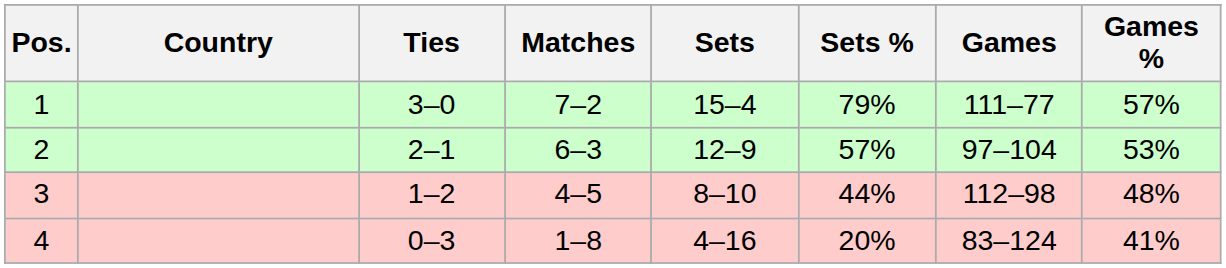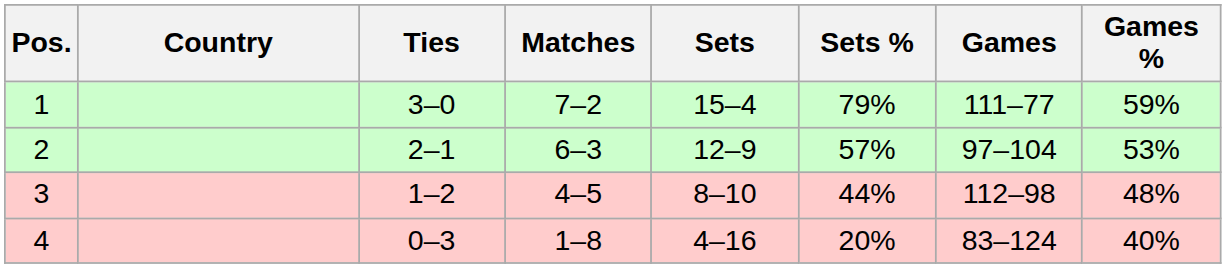(1151, 104) 57% -> (1151, 104) 59%
(1151, 239) 41% -> (1151, 239) 40%
